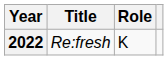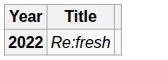- column: (135, 17)
